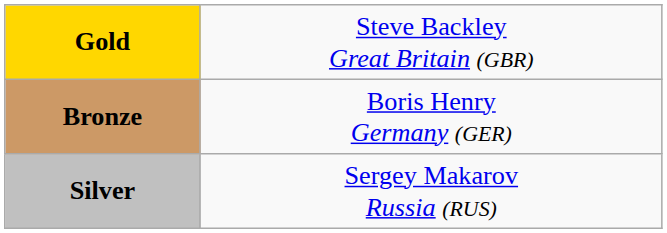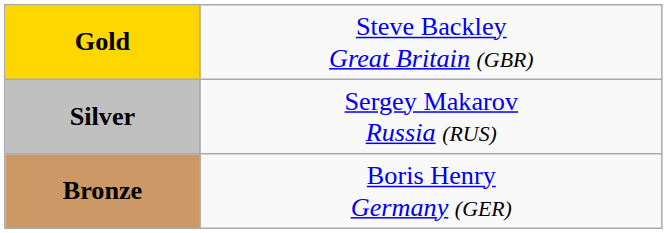rows swapped: (102, 190) <-> (102, 115)
